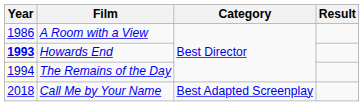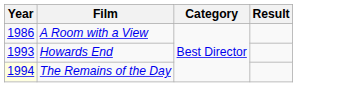(21, 52) bold -> (21, 52) normal
- row: (101, 91)
